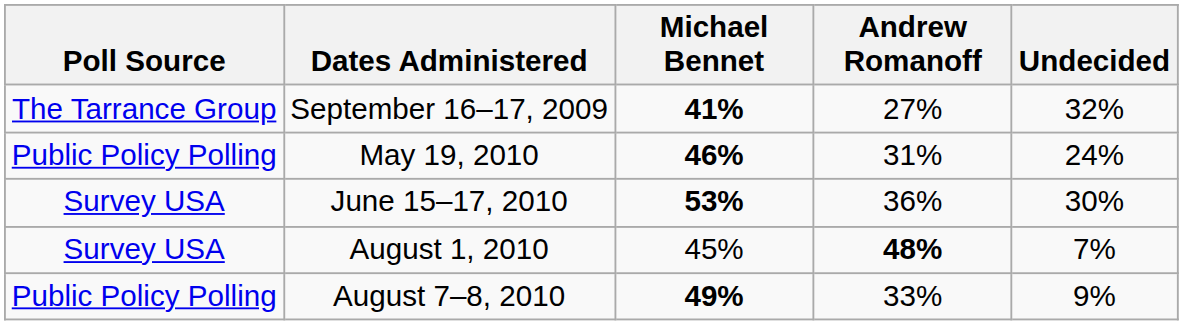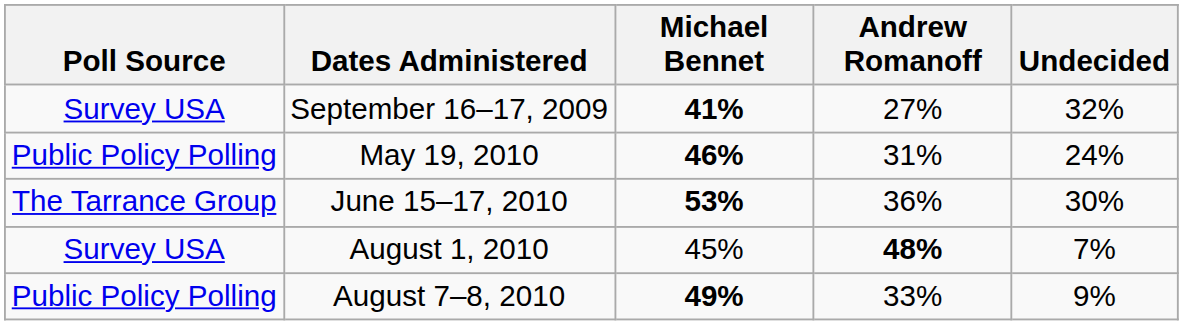(144, 108) The Tarrance Group -> (144, 108) Survey USA
(144, 202) Survey USA -> (144, 202) The Tarrance Group
